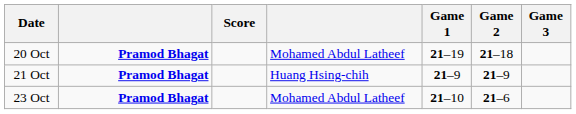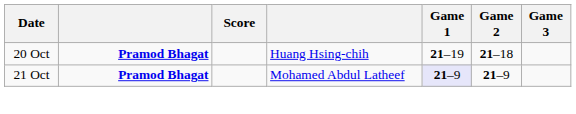(337, 53) Mohamed Abdul Latheef -> (319, 53) Huang Hsing-chih
(319, 75) Huang Hsing-chih -> (337, 75) Mohamed Abdul Latheef
(447, 75) no background -> (447, 75) lavender background
- row: (31, 98)
